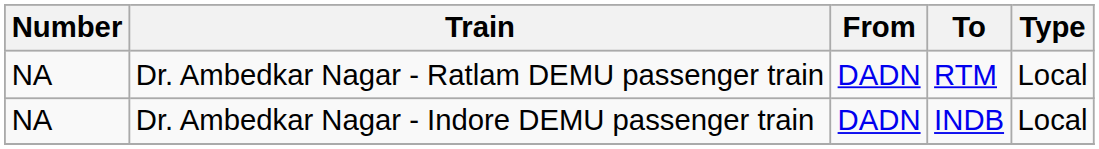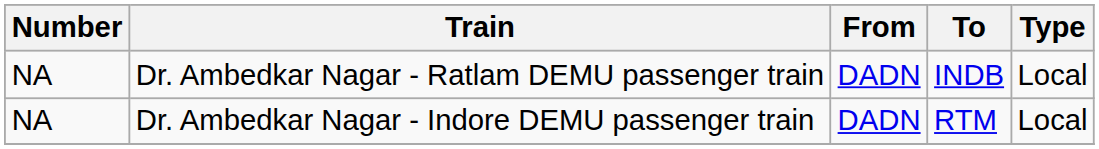(966, 74) RTM -> (969, 74) INDB
(969, 120) INDB -> (966, 120) RTM
